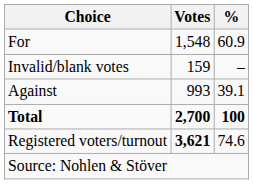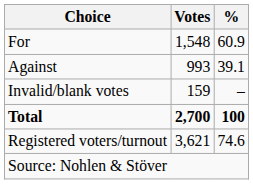rows swapped: (32, 91) <-> (68, 66)
(193, 141) bold -> (193, 141) normal
